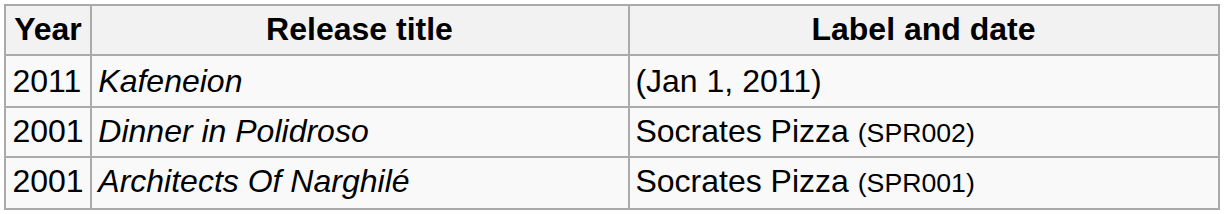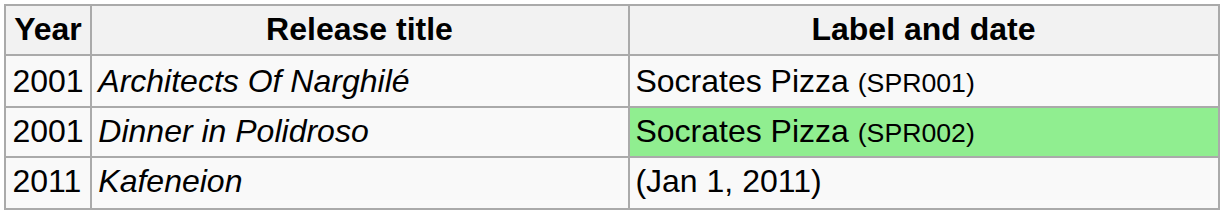rows swapped: (254, 182) <-> (170, 80)
(805, 131) no background -> (805, 131) lightgreen background
